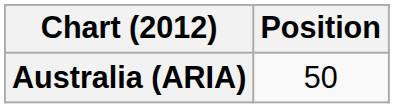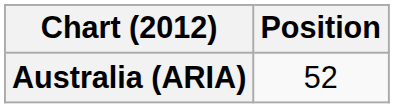(321, 77) 50 -> (321, 77) 52
